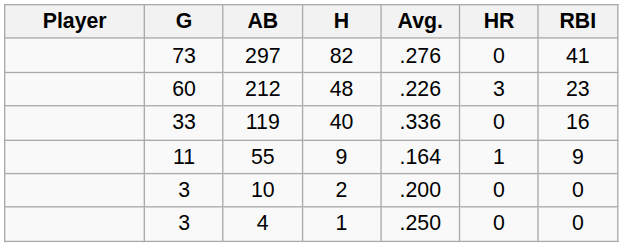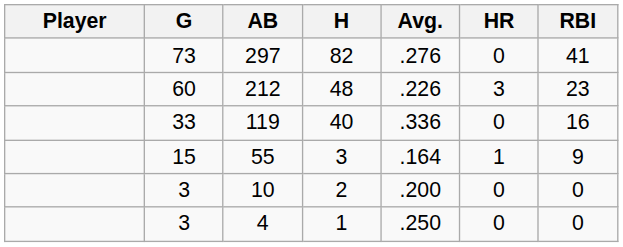(184, 156) 11 -> (184, 156) 15
(342, 156) 9 -> (342, 156) 3
